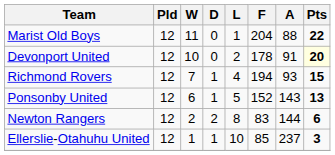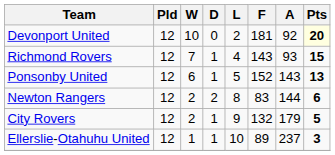- row: (54, 35)
(262, 56) 178 -> (262, 35) 181
(290, 56) 91 -> (290, 35) 92
(262, 77) 194 -> (262, 56) 143
+ row: (41, 118)
(262, 139) 85 -> (262, 139) 89
